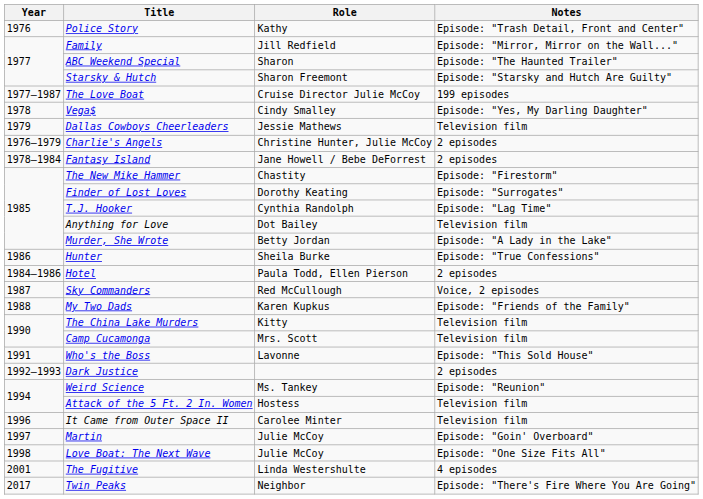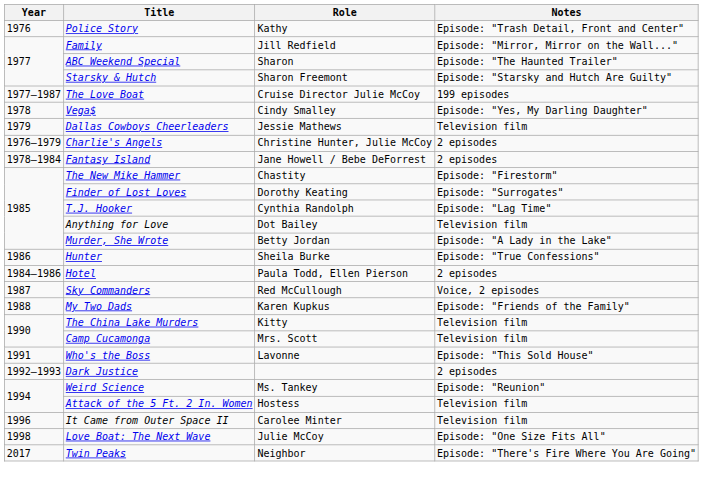- row: (84, 437)
- row: (102, 469)
